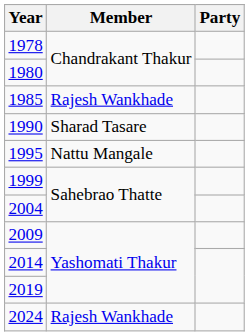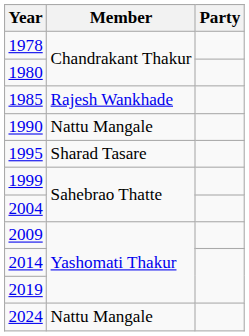(99, 126) Sharad Tasare -> (102, 126) Nattu Mangale
(102, 153) Nattu Mangale -> (99, 153) Sharad Tasare
(112, 316) Rajesh Wankhade -> (102, 316) Nattu Mangale
